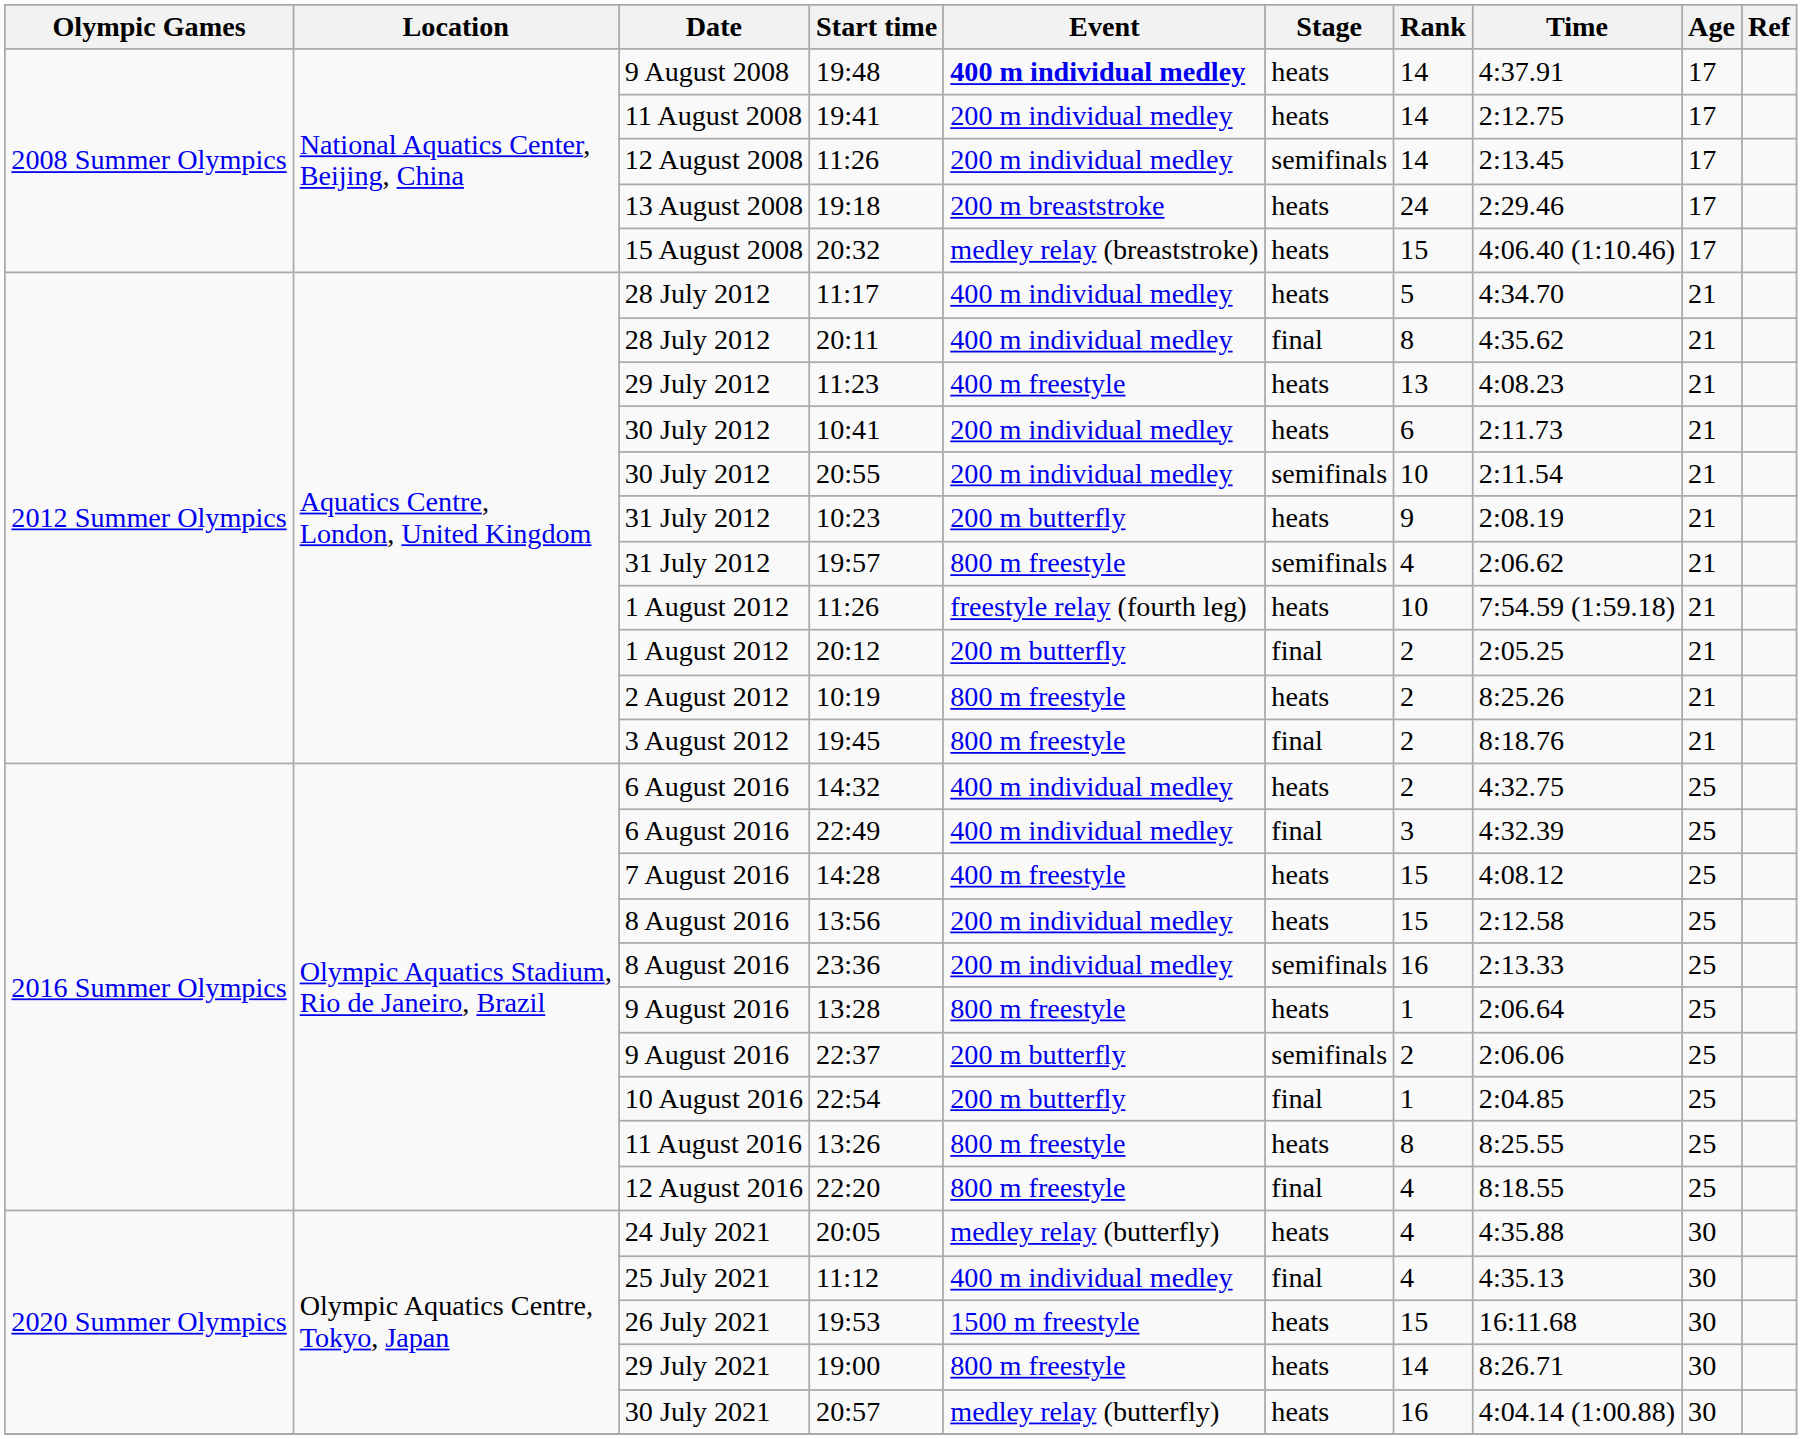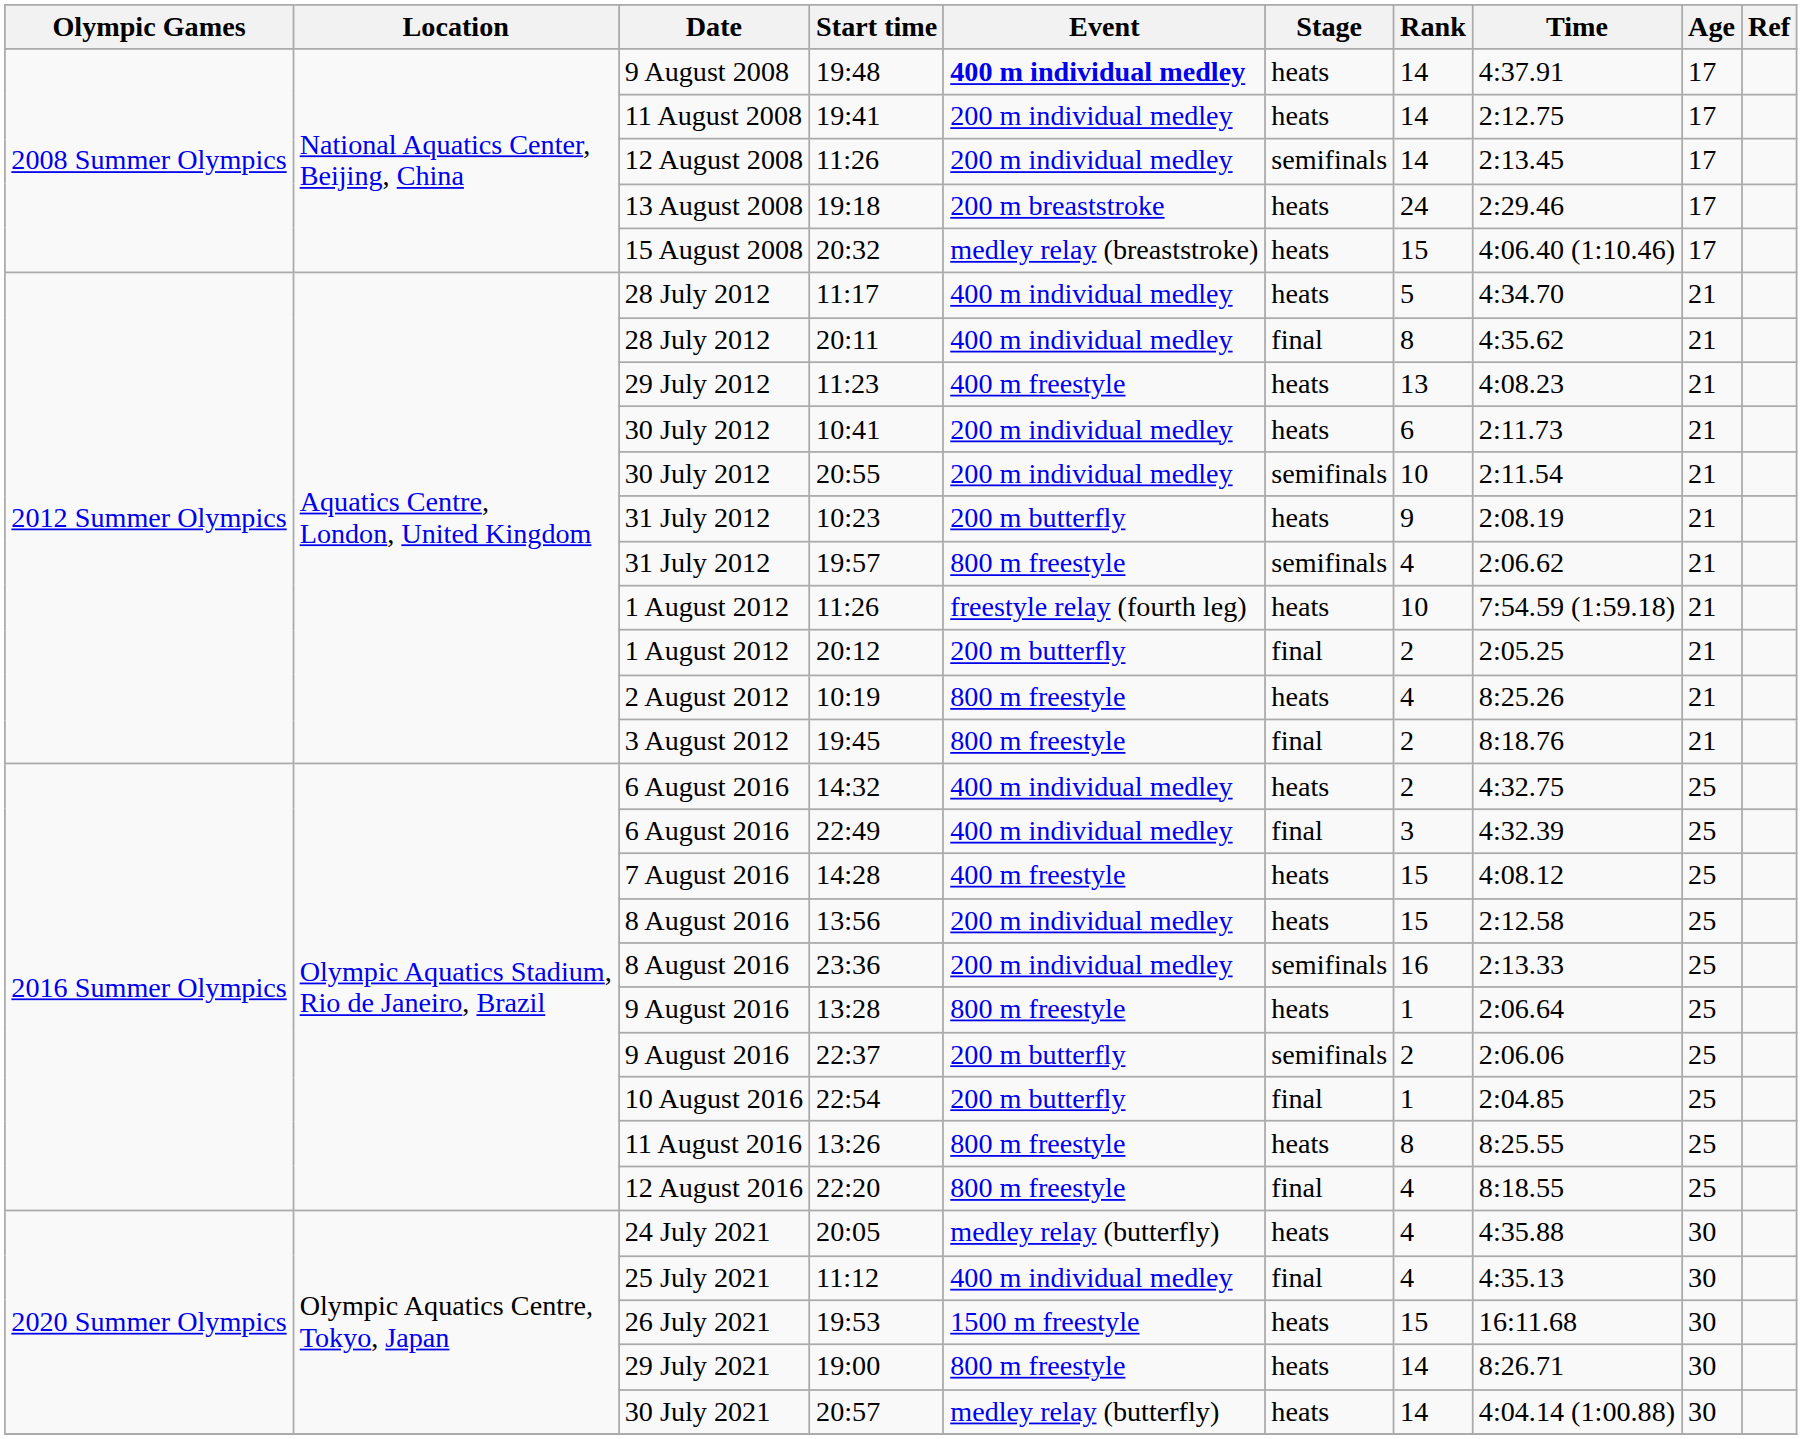(1407, 696) 2 -> (1407, 696) 4
(1414, 1411) 16 -> (1414, 1411) 14
